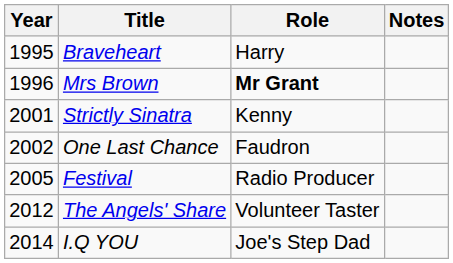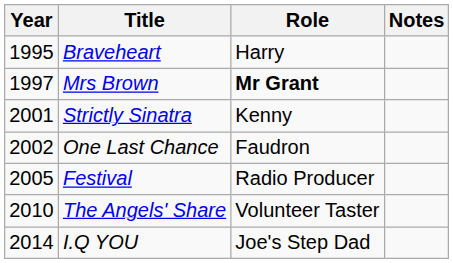(31, 83) 1996 -> (31, 83) 1997
(31, 210) 2012 -> (31, 210) 2010
